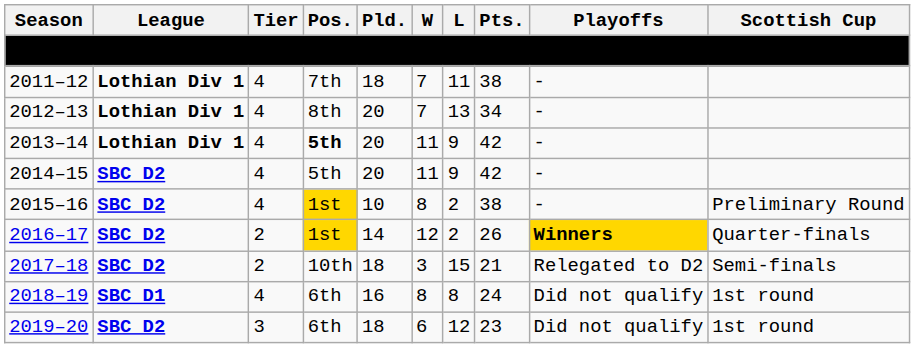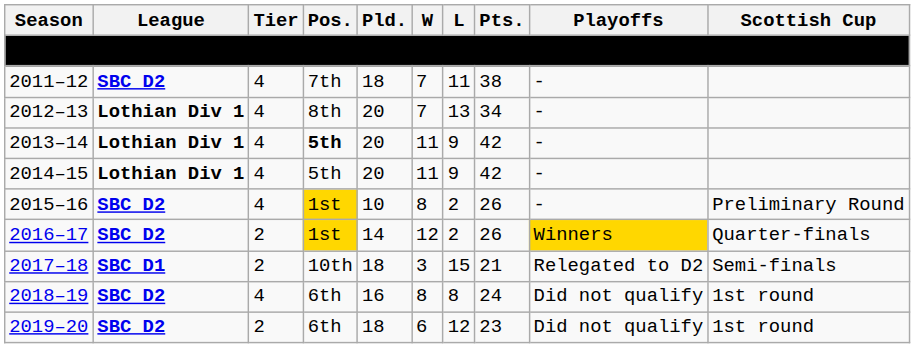(171, 82) Lothian Div 1 -> (131, 82) SBC D2
(131, 174) SBC D2 -> (171, 174) Lothian Div 1
(491, 204) 38 -> (491, 204) 26
(573, 235) bold -> (573, 235) normal
(131, 266) SBC D2 -> (131, 266) SBC D1
(131, 297) SBC D1 -> (131, 297) SBC D2
(259, 327) 3 -> (259, 327) 2
